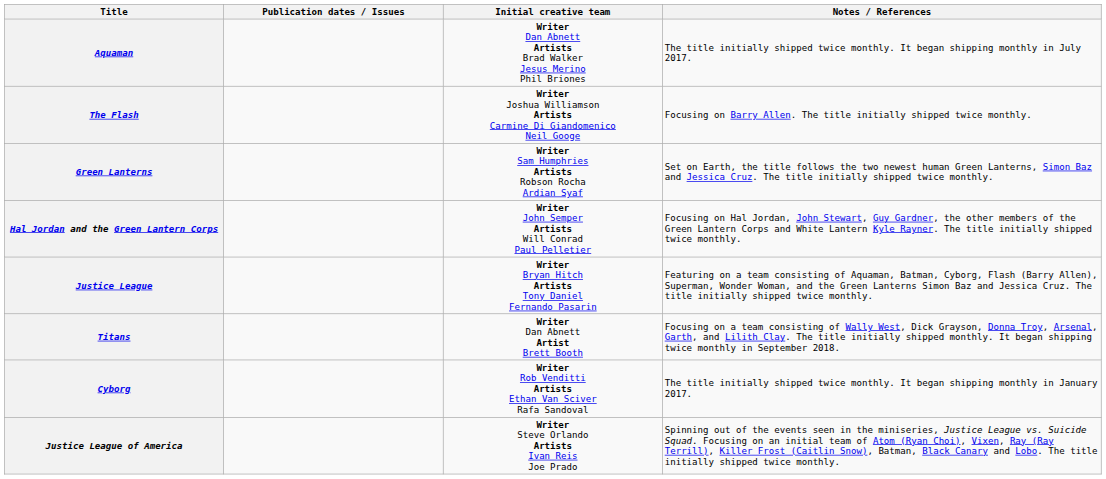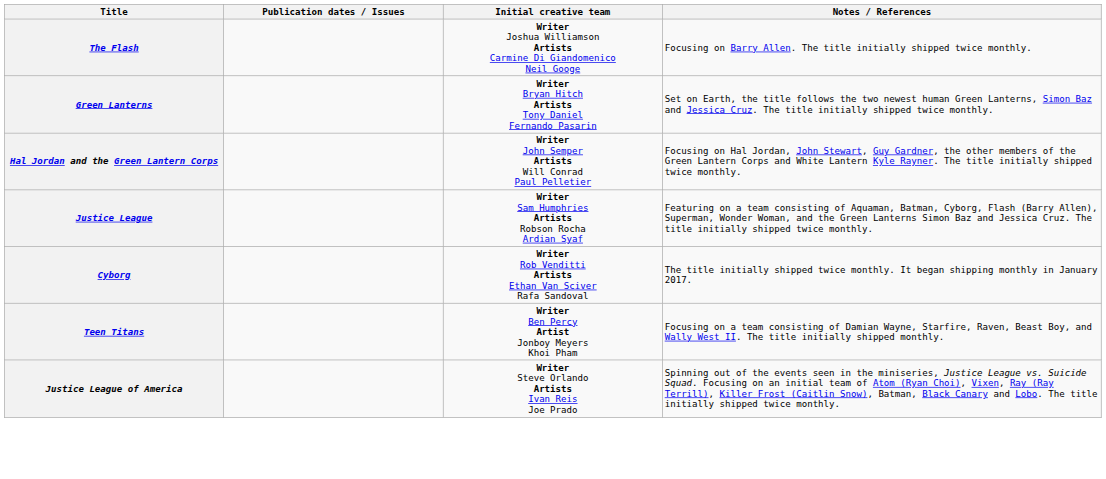- row: (114, 53)
(553, 172) Writer Sam Humphries Artists Robson Rocha Ardian Syaf -> (553, 104) Writer Bryan Hitch Artists Tony Daniel Fernando Pasarin
(553, 285) Writer Bryan Hitch Artists Tony Daniel Fernando Pasarin -> (553, 218) Writer Sam Humphries Artists Robson Rocha Ardian Syaf
- row: (114, 337)
+ row: (114, 332)
